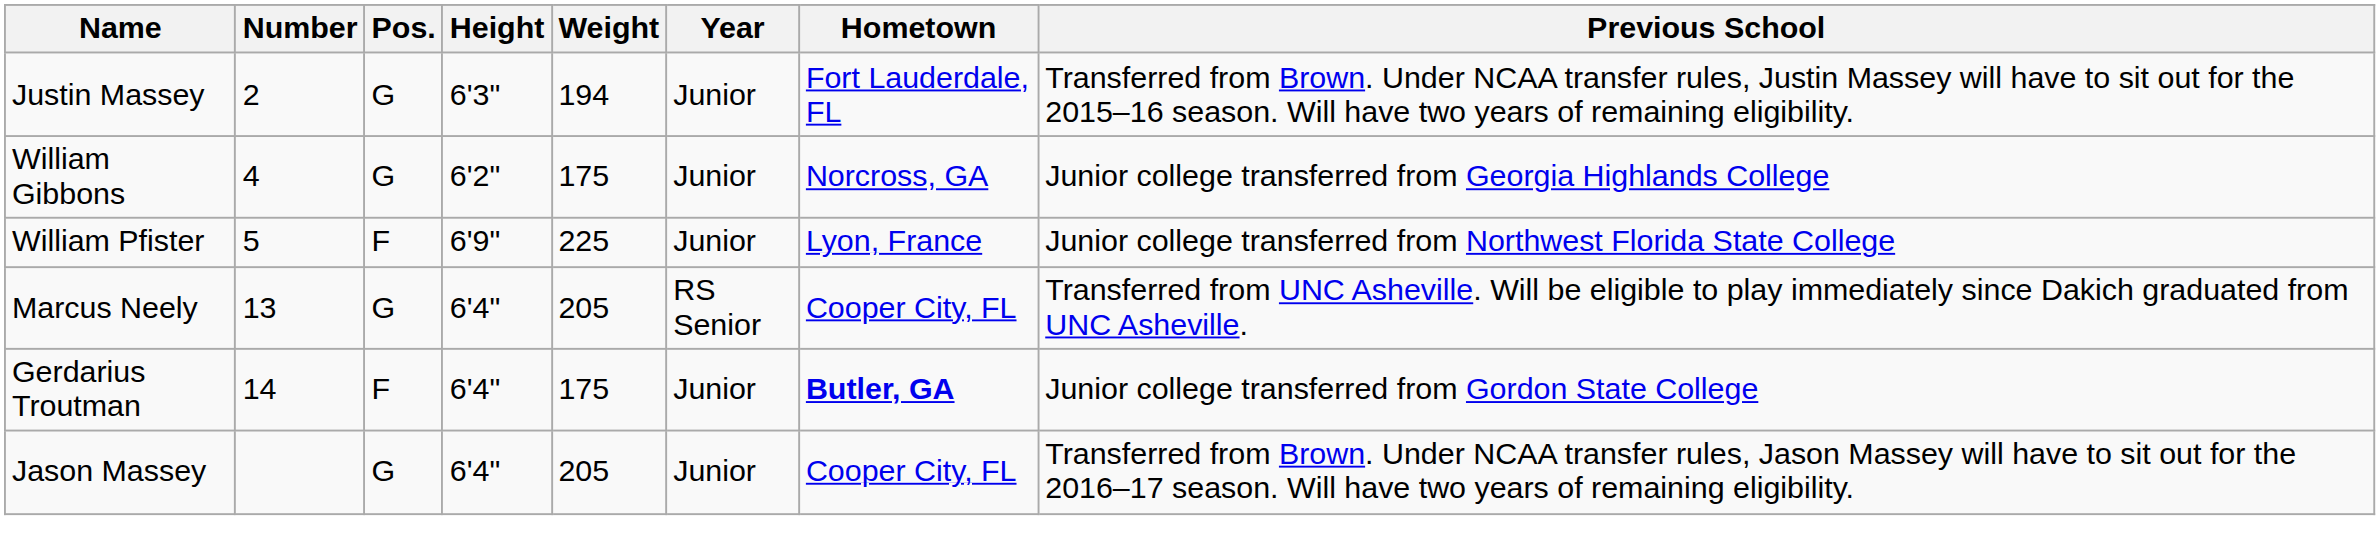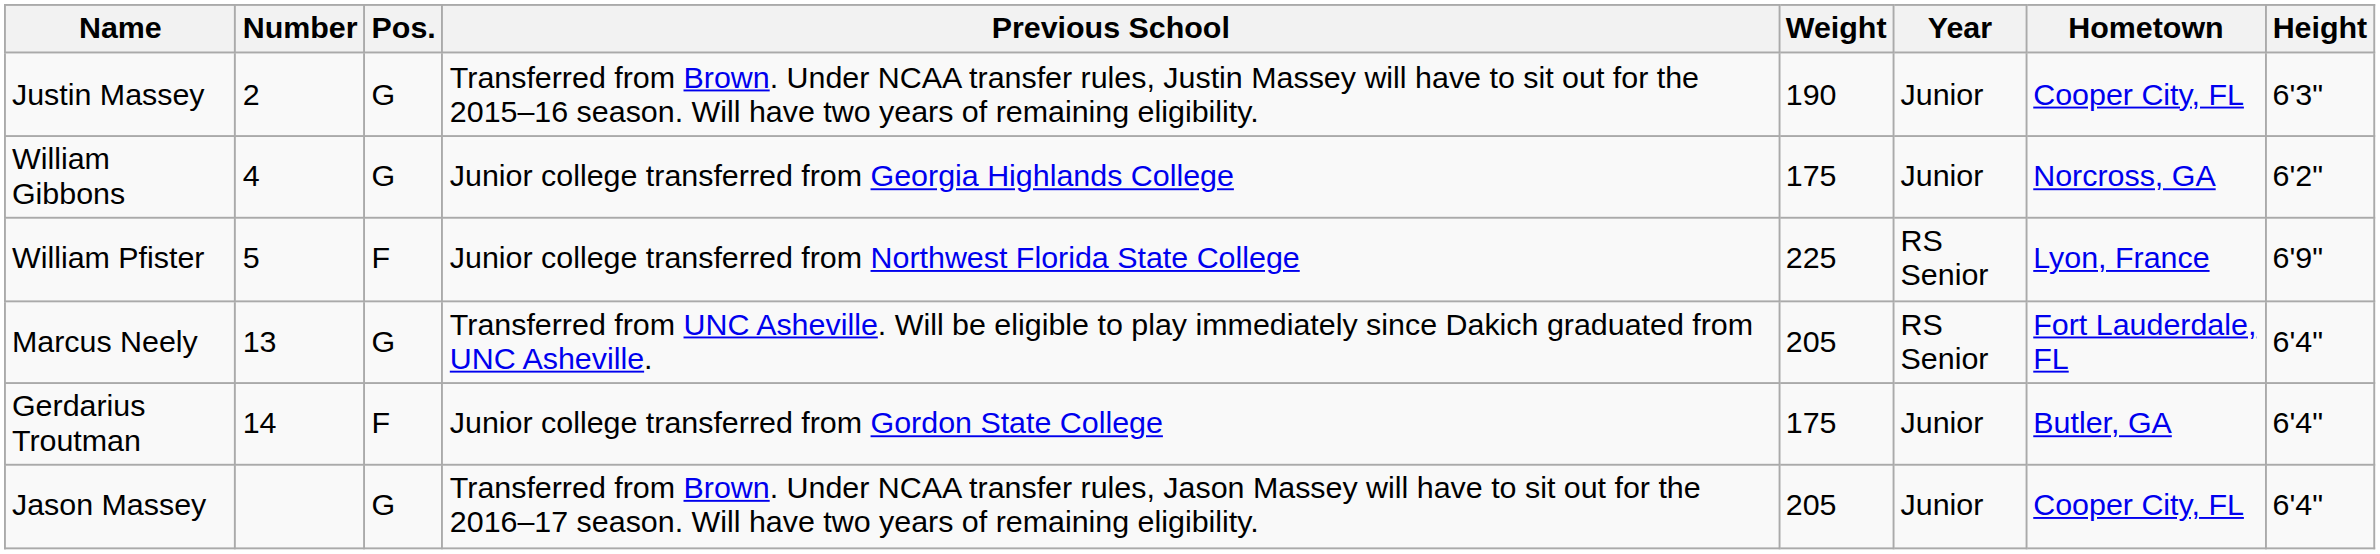columns swapped: (497, 28) <-> (1706, 28)
(584, 93) 194 -> (1811, 93) 190
(917, 93) Fort Lauderdale, FL -> (2139, 93) Cooper City, FL
(715, 241) Junior -> (1944, 258) RS Senior
(911, 306) Cooper City, FL -> (2145, 341) Fort Lauderdale, FL
(880, 389) bold -> (2103, 423) normal
